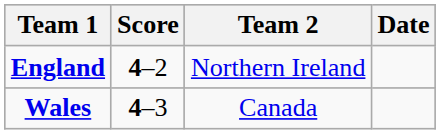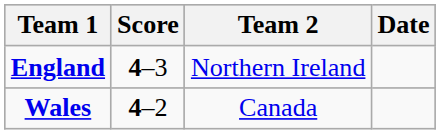(148, 66) 4–2 -> (148, 66) 4–3
(148, 107) 4–3 -> (148, 107) 4–2
